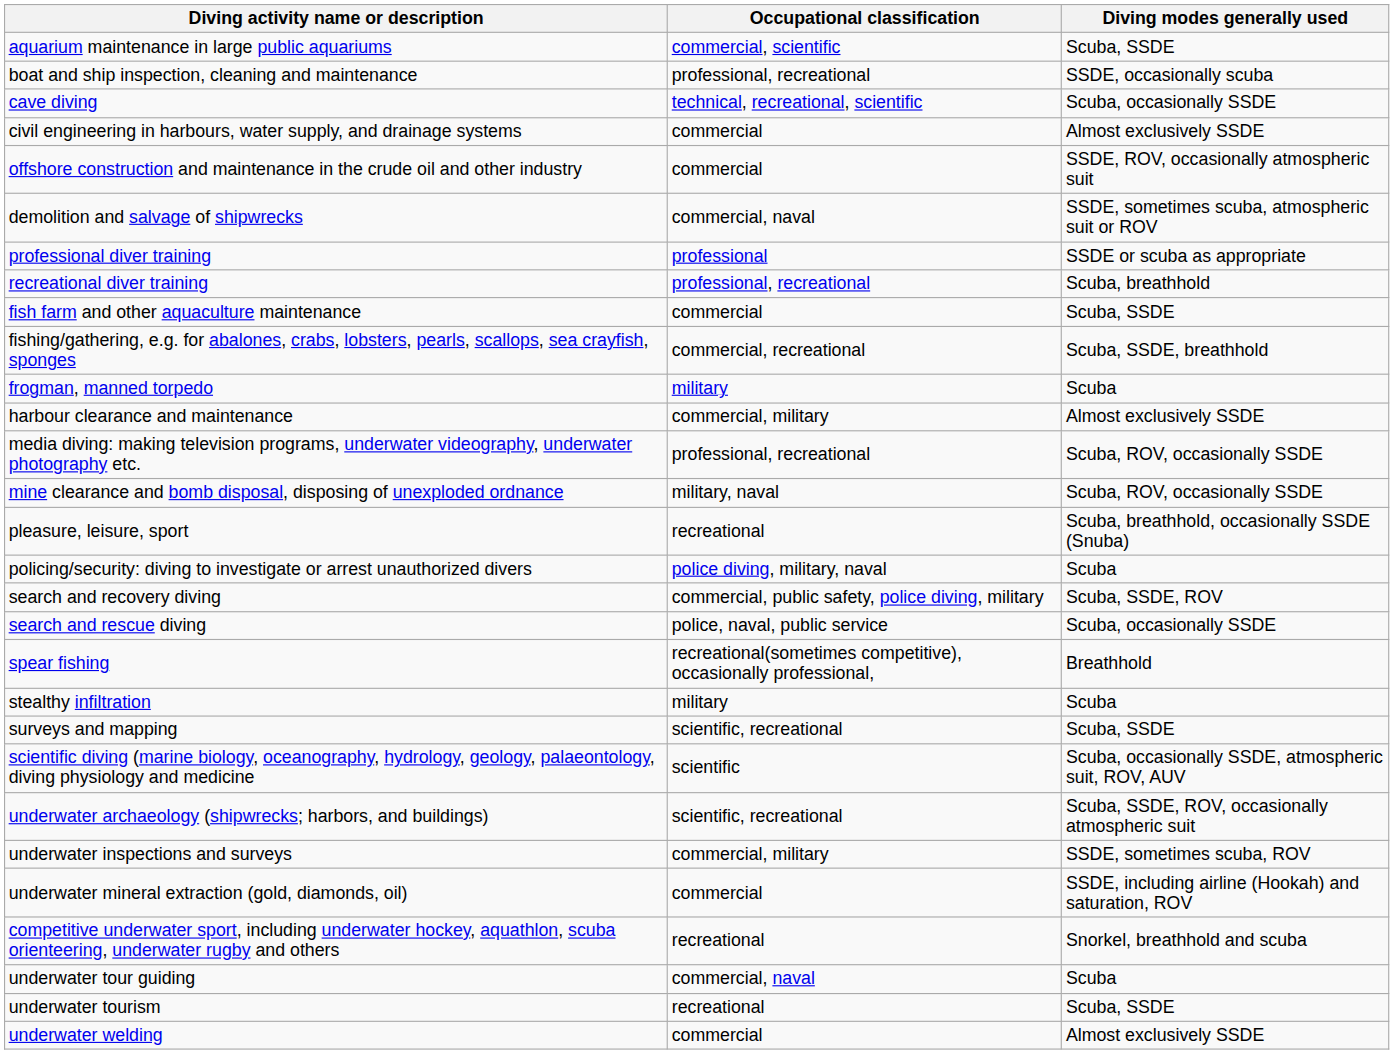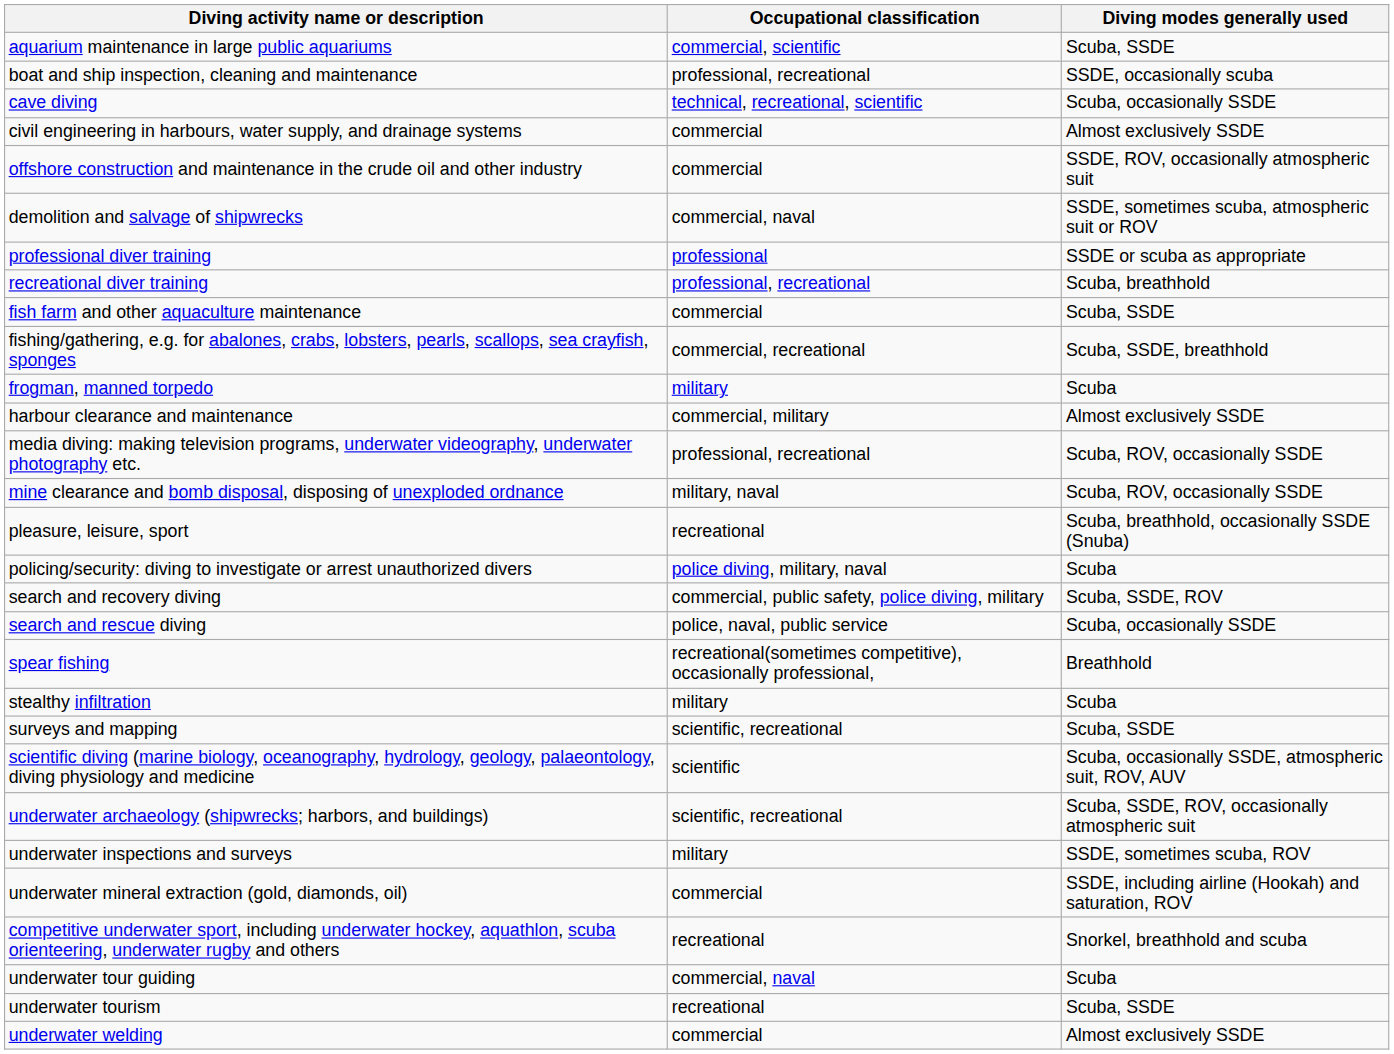(750, 854) commercial, military -> (700, 854) military
